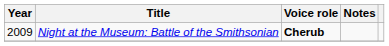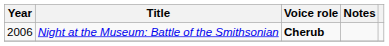(20, 31) 2009 -> (20, 31) 2006
